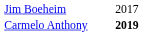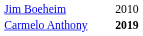(127, 9) 2017 -> (127, 9) 2010
